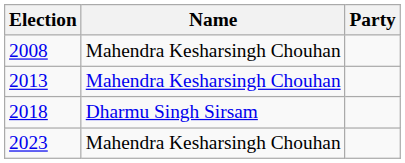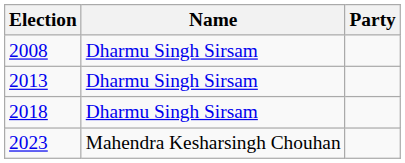(213, 50) Mahendra Kesharsingh Chouhan -> (172, 50) Dharmu Singh Sirsam
(213, 81) Mahendra Kesharsingh Chouhan -> (172, 81) Dharmu Singh Sirsam
